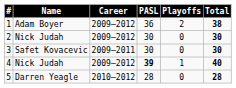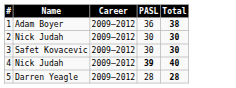- column: (182, 11)
(113, 50) 2009–2011 -> (113, 50) 2009–2012
(113, 77) 2010–2012 -> (113, 77) 2009–2012
